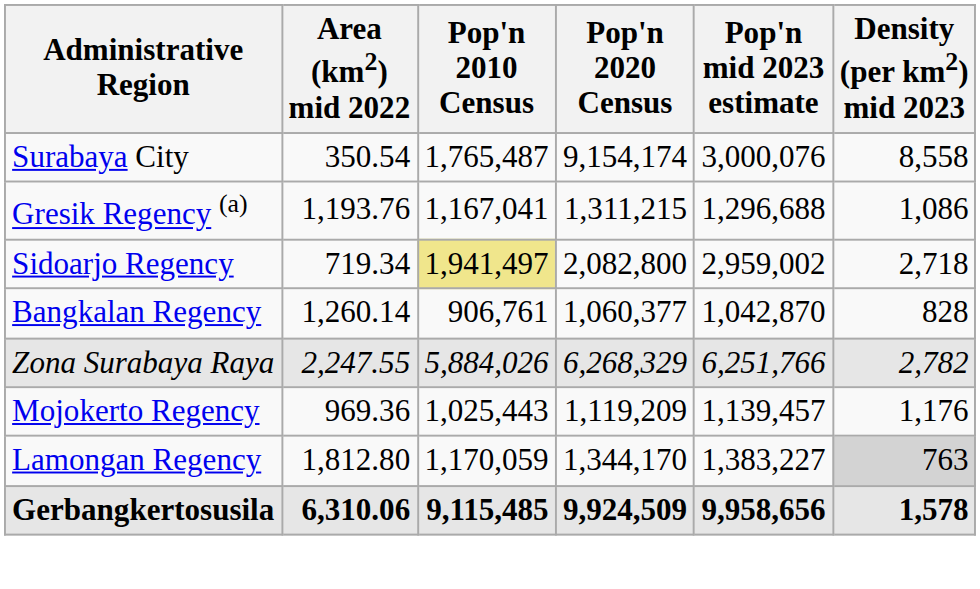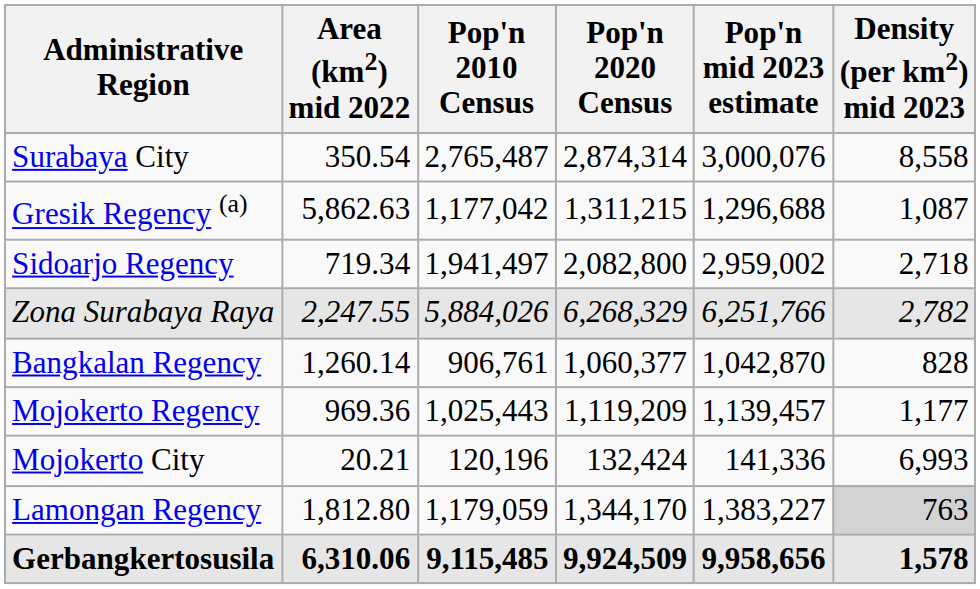(487, 156) 1,765,487 -> (487, 156) 2,765,487
(625, 156) 9,154,174 -> (625, 156) 2,874,314
(356, 209) 1,193.76 -> (356, 209) 5,862.63
(487, 209) 1,167,041 -> (487, 209) 1,177,042
(934, 209) 1,086 -> (934, 209) 1,087
(487, 263) khaki background -> (487, 263) no background
rows swapped: (143, 361) <-> (137, 312)
(934, 411) 1,176 -> (934, 411) 1,177
+ row: (108, 460)
(487, 460) 1,170,059 -> (487, 509) 1,179,059
